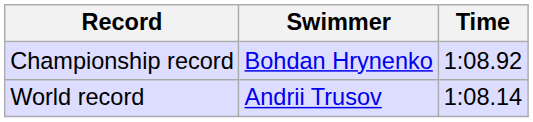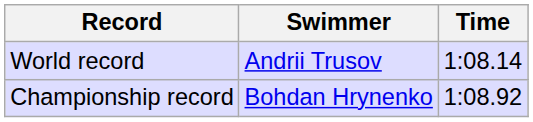rows swapped: (77, 97) <-> (122, 60)
